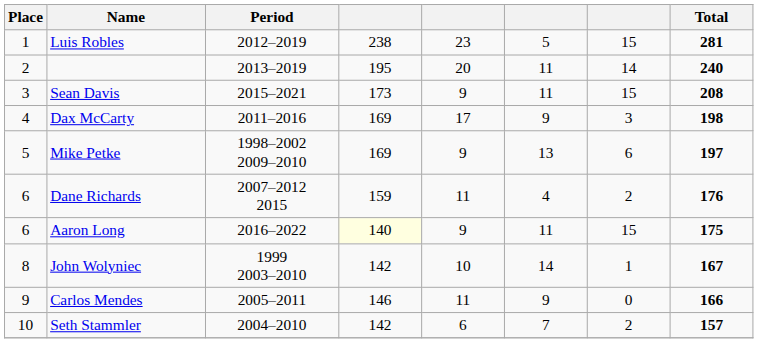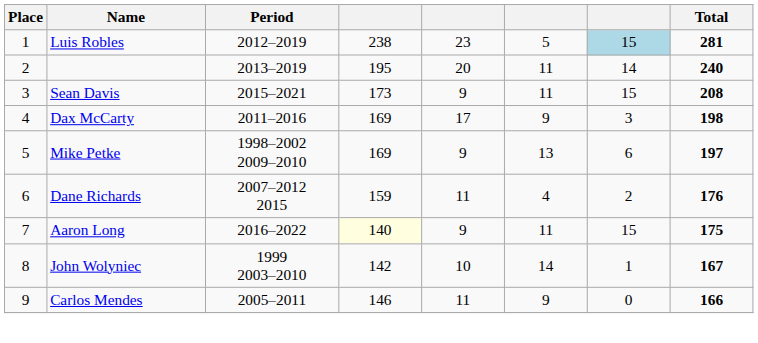(629, 42) no background -> (629, 42) lightblue background
(26, 230) 6 -> (26, 230) 7
- row: (96, 325)
